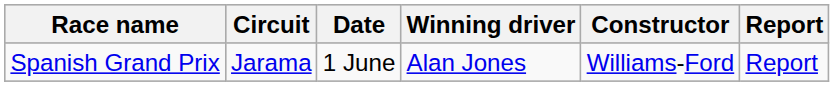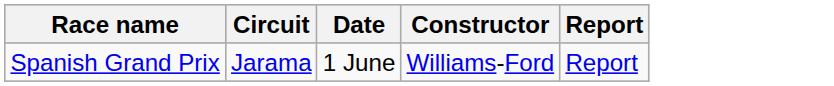- column: (491, 24)
